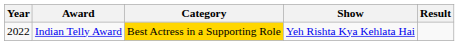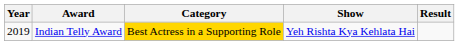(18, 31) 2022 -> (18, 31) 2019
